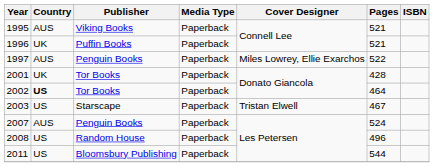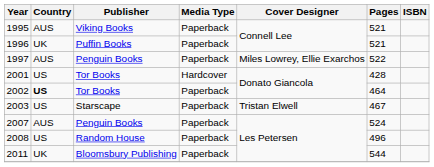(40, 75) UK -> (40, 75) US
(205, 75) Paperback -> (204, 75) Hardcover
(40, 153) US -> (40, 153) UK
